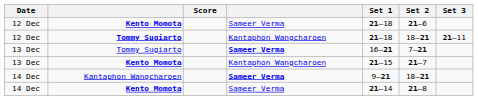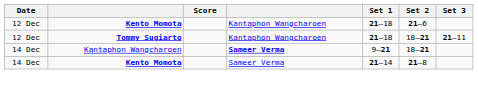(256, 23) Sameer Verma -> (277, 23) Kantaphon Wangcharoen
- row: (26, 49)
- row: (26, 62)
